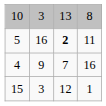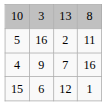(65, 40) bold -> (65, 40) normal
(41, 88) 3 -> (41, 88) 6
